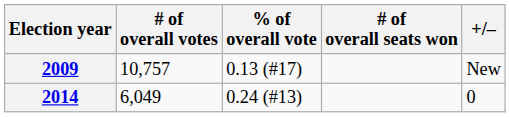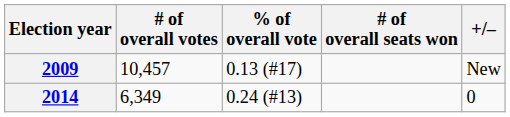(145, 68) 10,757 -> (145, 68) 10,457
(141, 97) 6,049 -> (141, 97) 6,349
